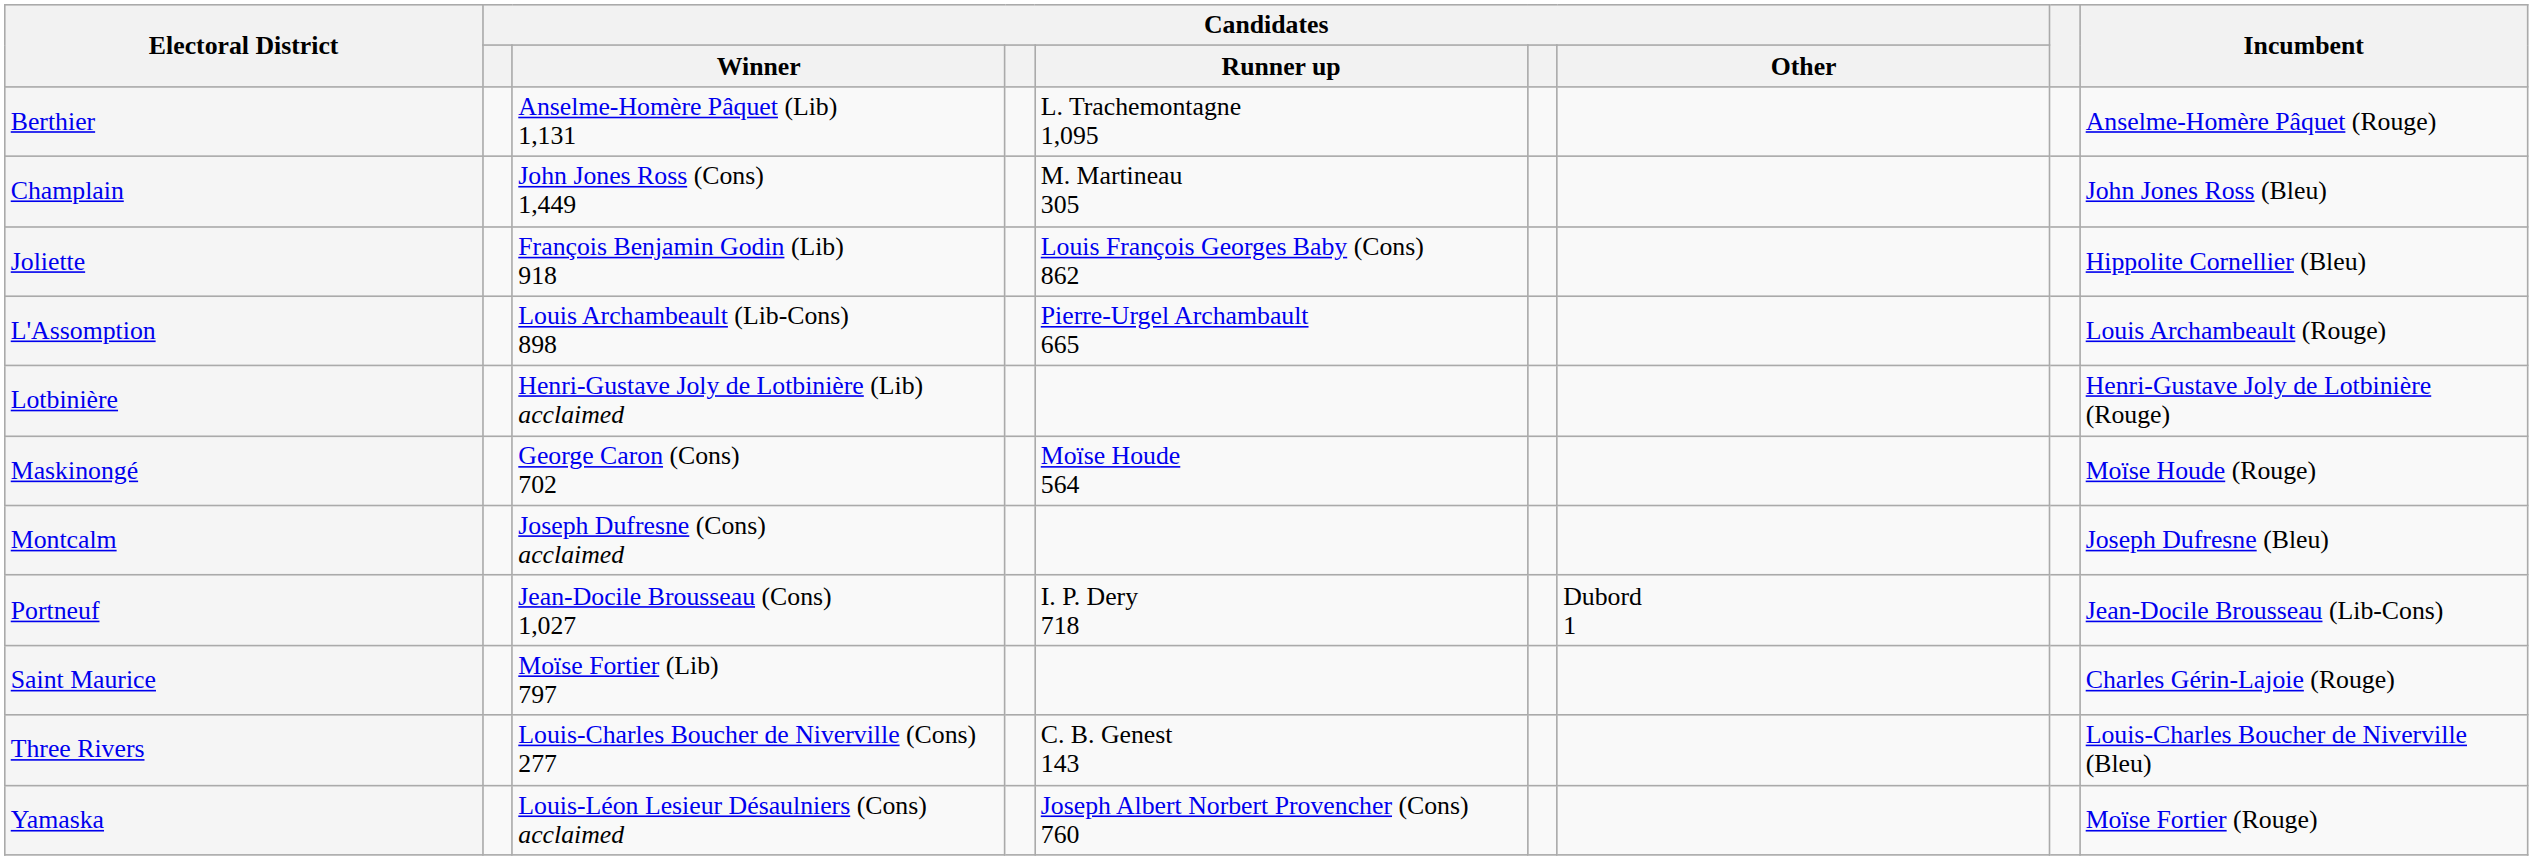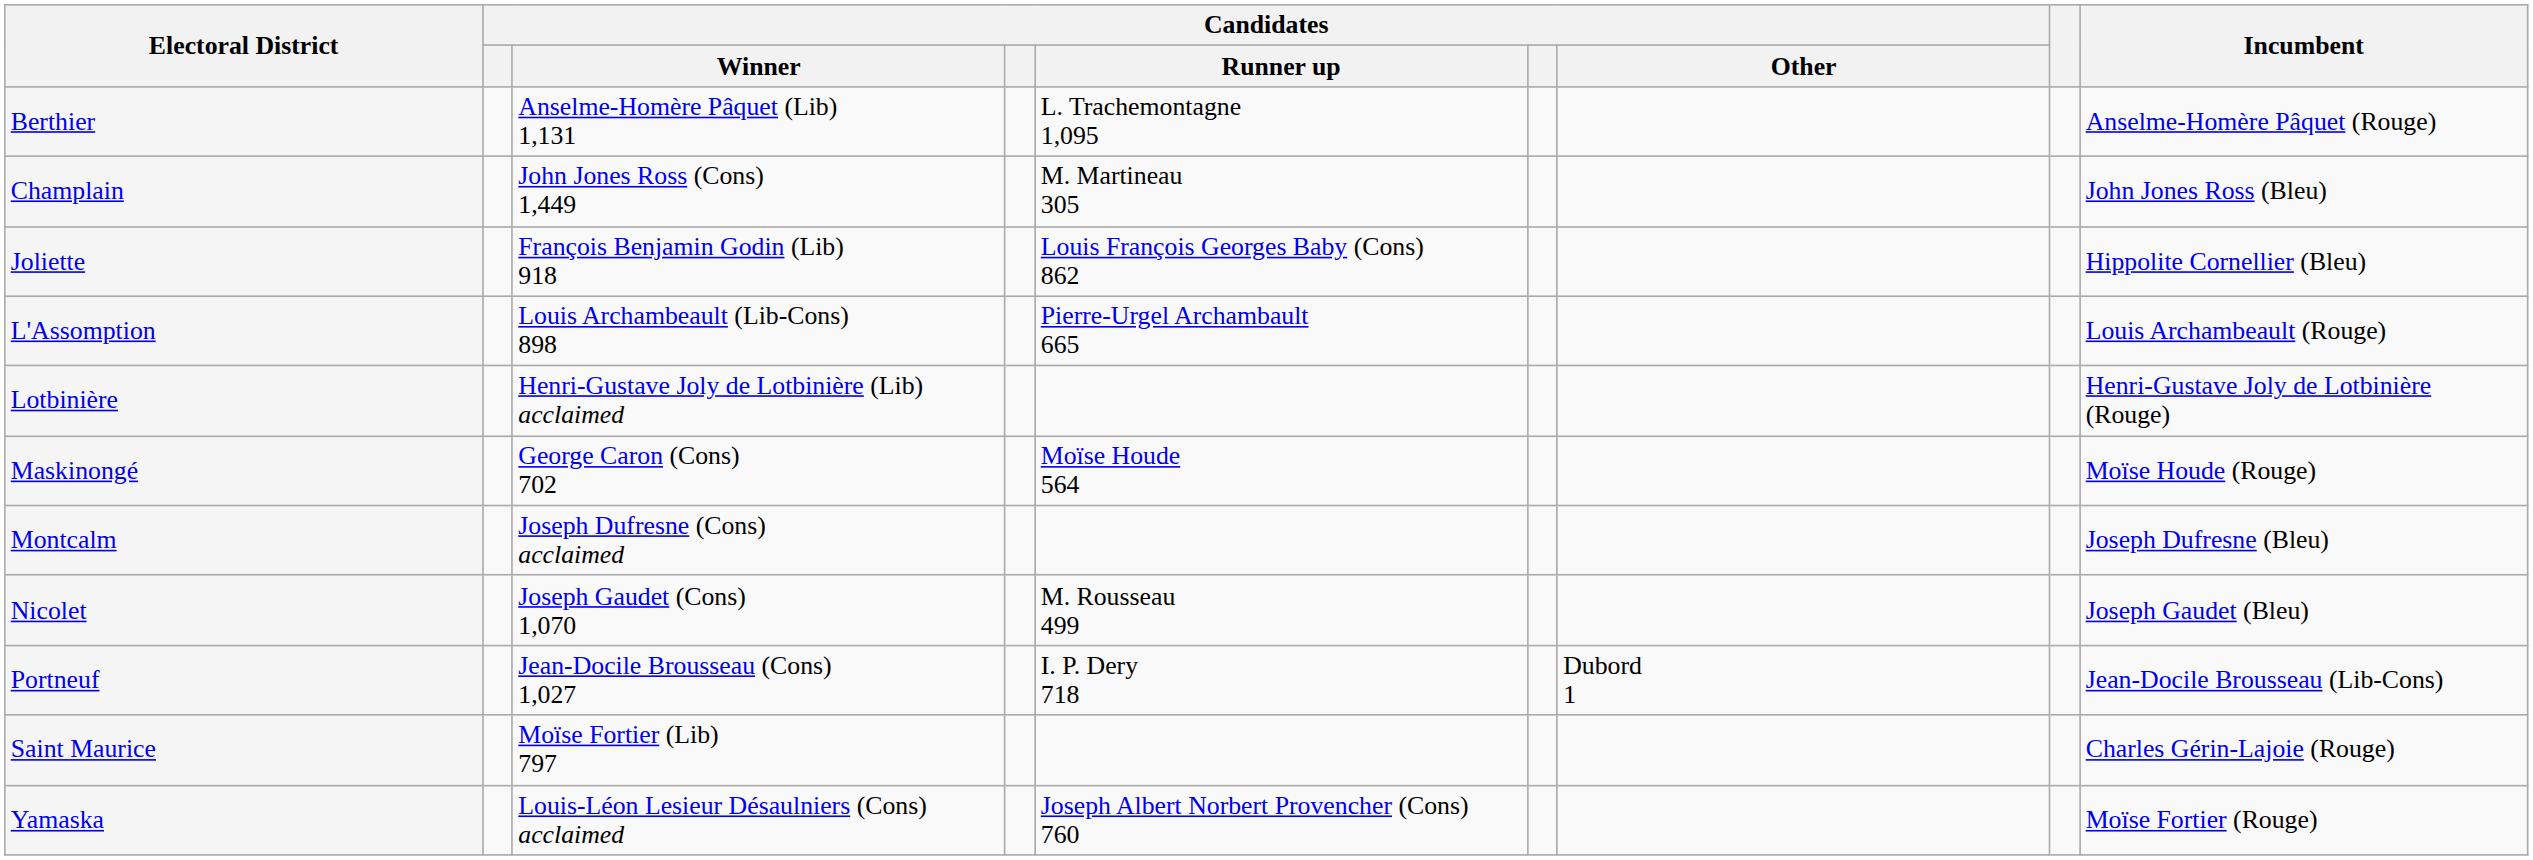+ row: (49, 609)
- row: (78, 749)
